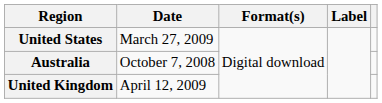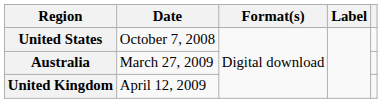(167, 39) March 27, 2009 -> (167, 39) October 7, 2008
(167, 62) October 7, 2008 -> (167, 62) March 27, 2009
